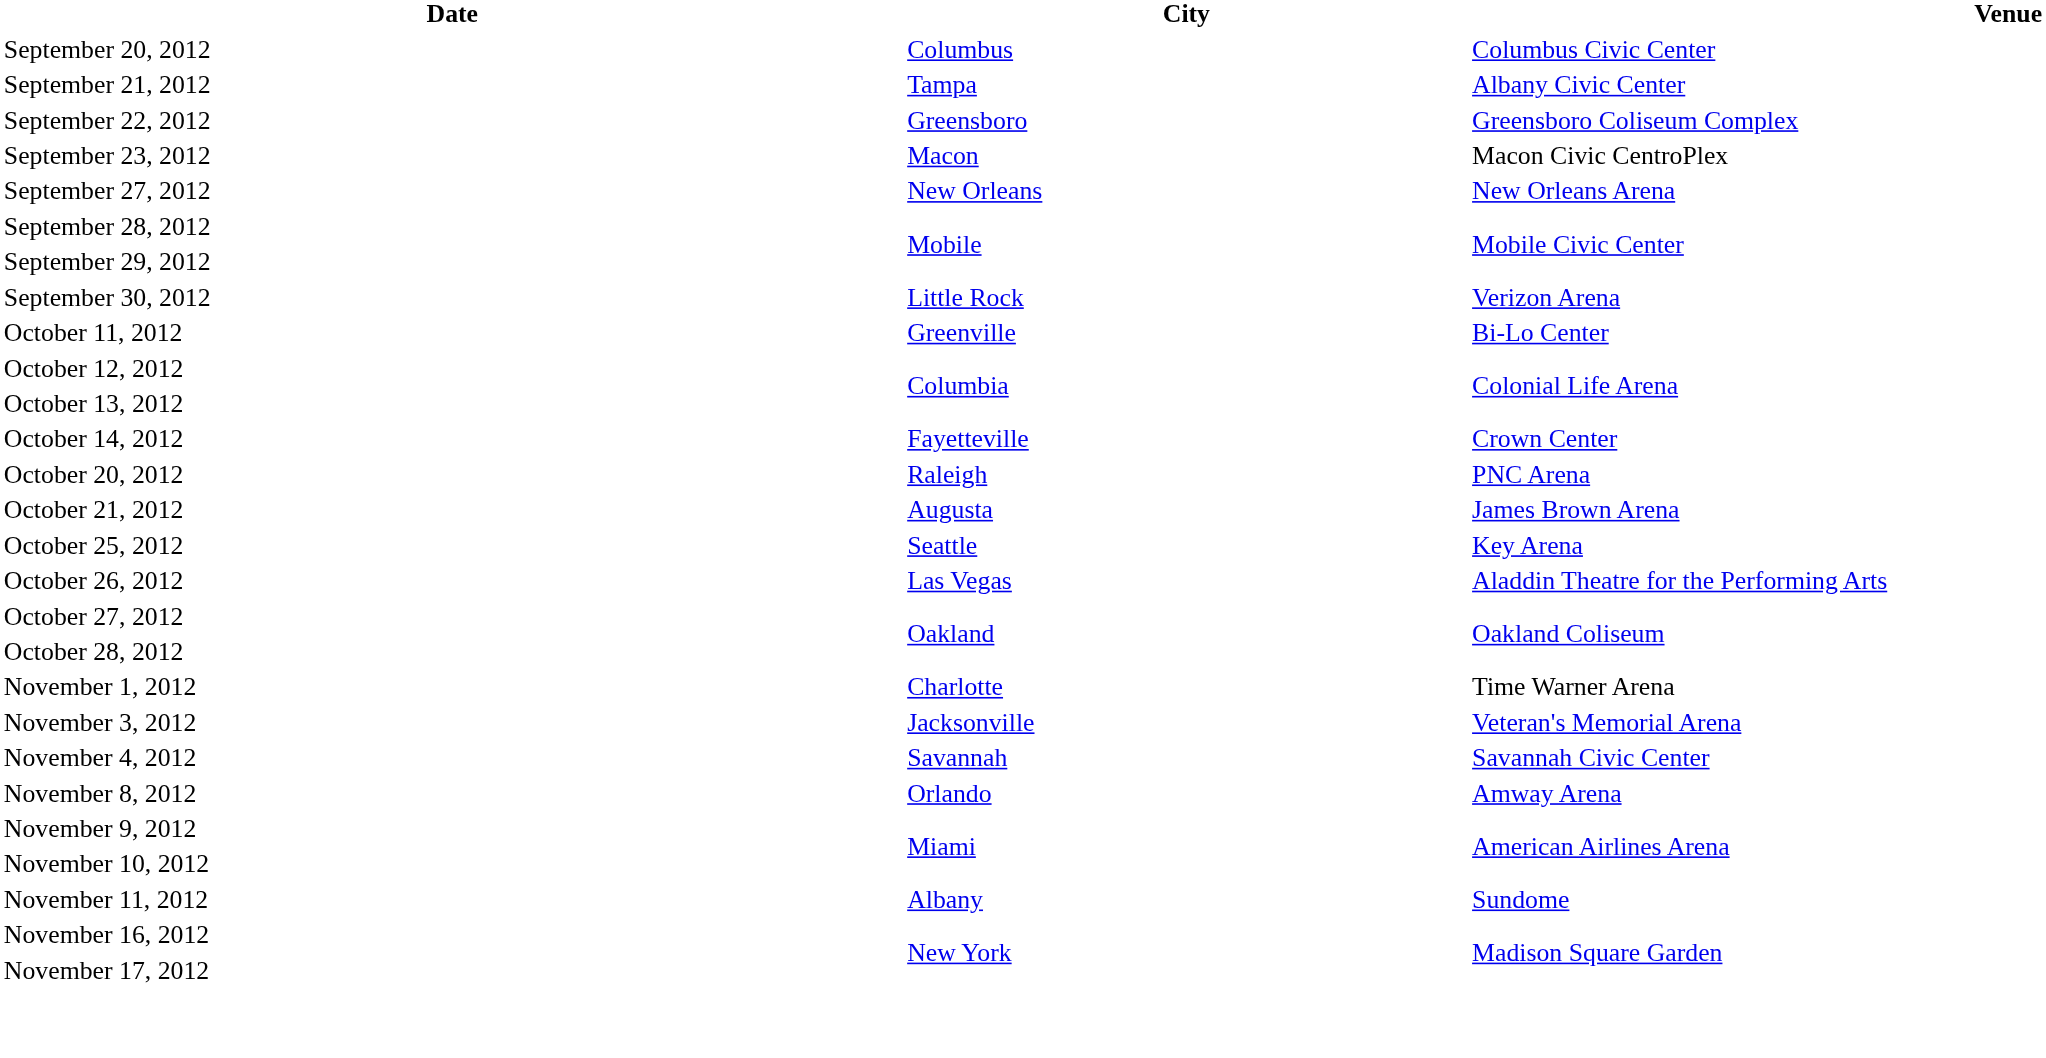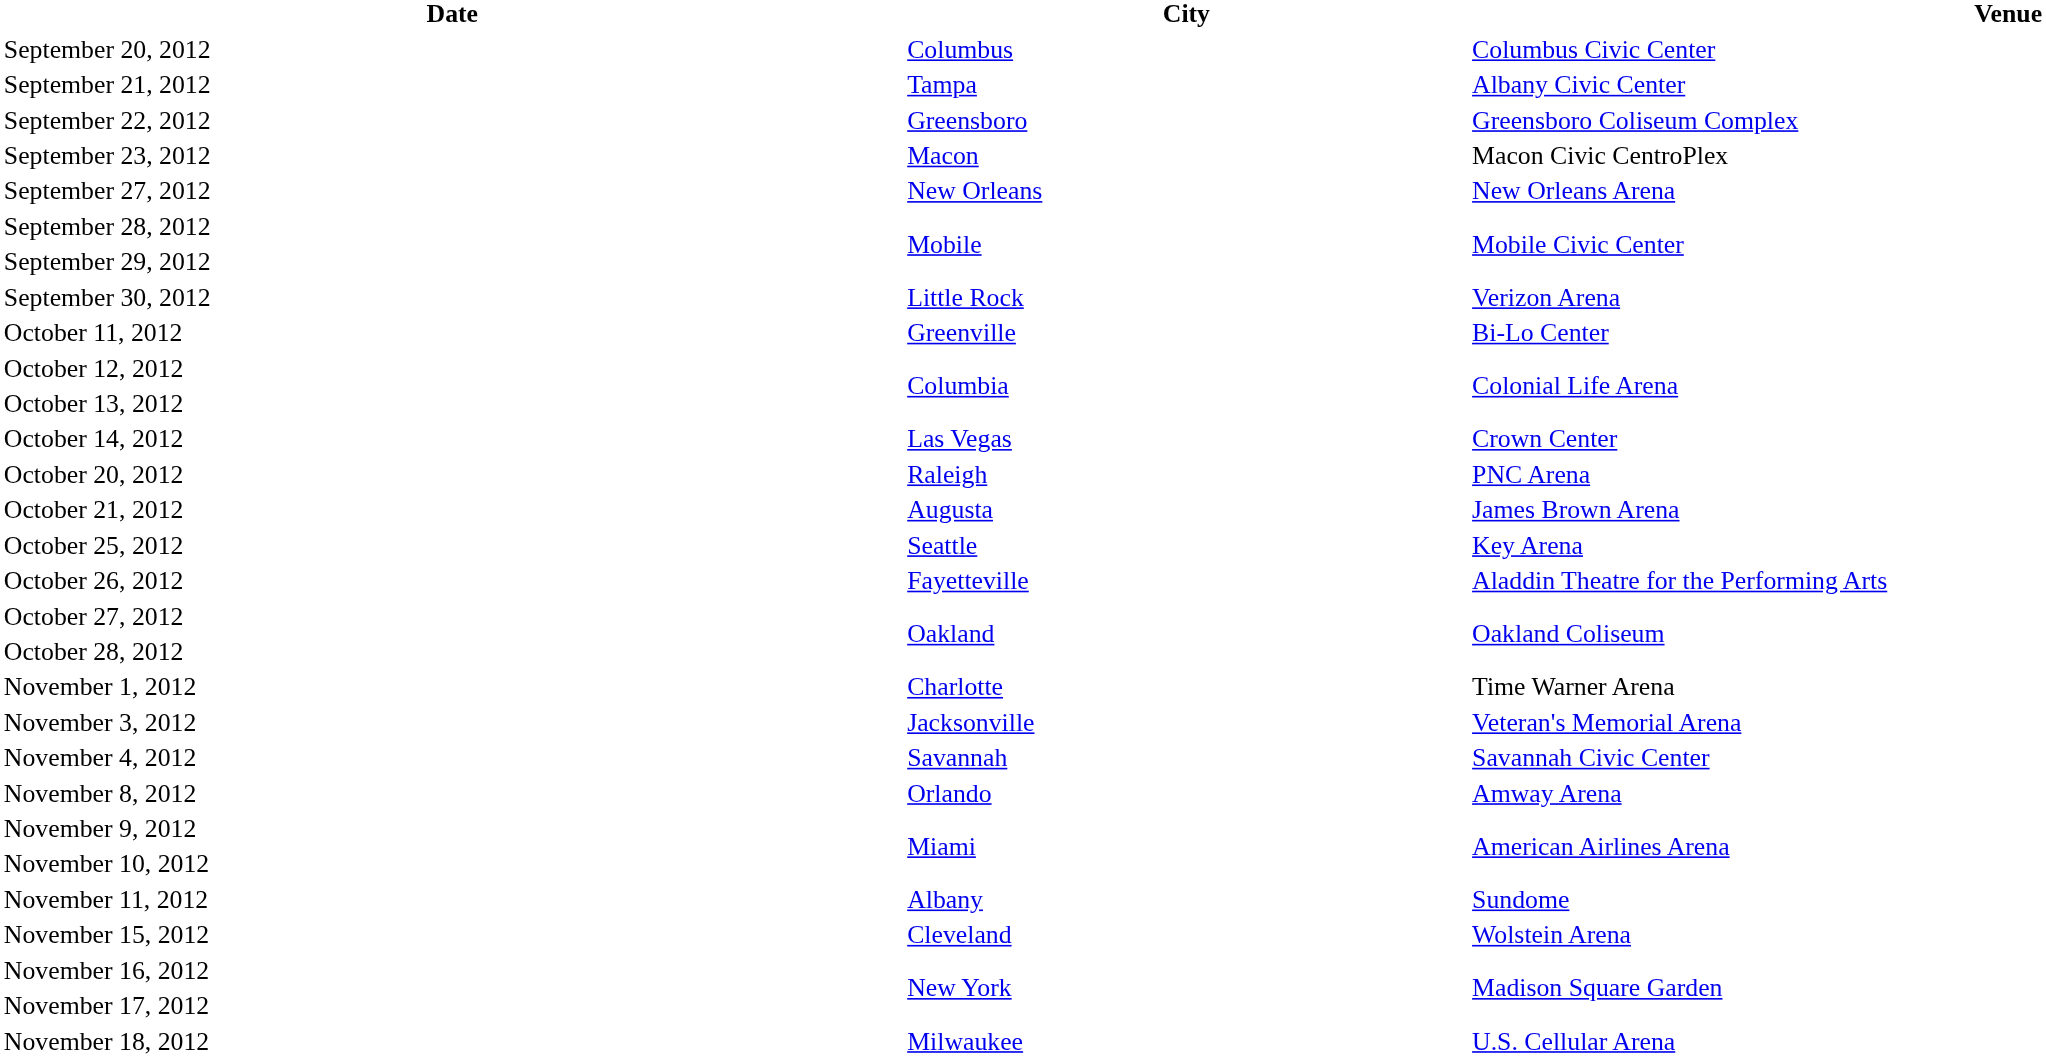(968, 439) Fayetteville -> (960, 439) Las Vegas
(960, 580) Las Vegas -> (968, 580) Fayetteville
+ row: (106, 934)
+ row: (106, 1041)
